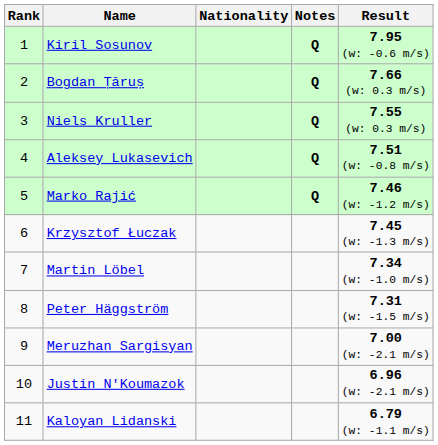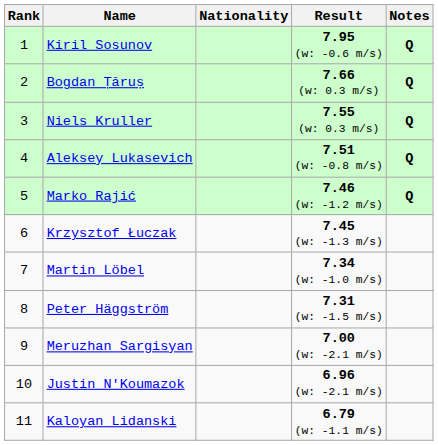columns swapped: (386, 16) <-> (315, 16)
